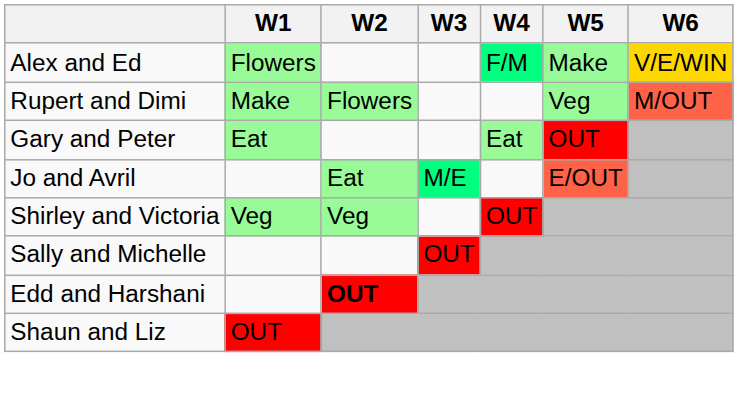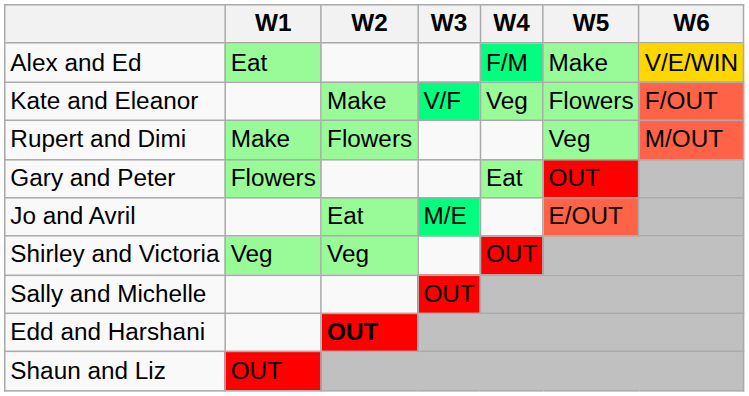(273, 62) Flowers -> (249, 62) Eat
+ row: (104, 100)
(249, 139) Eat -> (273, 178) Flowers
